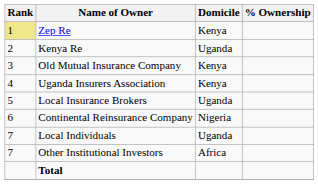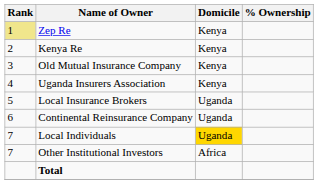(215, 48) Uganda -> (212, 48) Kenya
(215, 118) Nigeria -> (215, 118) Uganda
(215, 135) no background -> (215, 135) gold background
